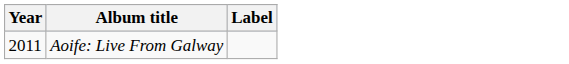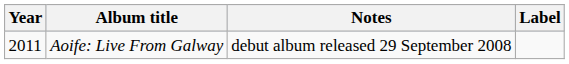+ column: (371, 17)
